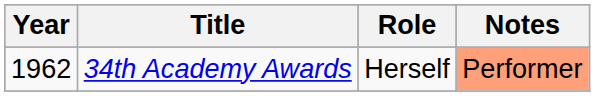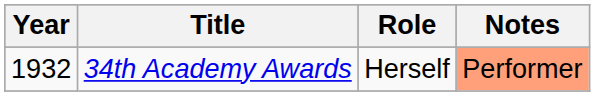(41, 68) 1962 -> (41, 68) 1932
